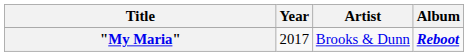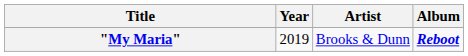(294, 39) 2017 -> (294, 39) 2019
